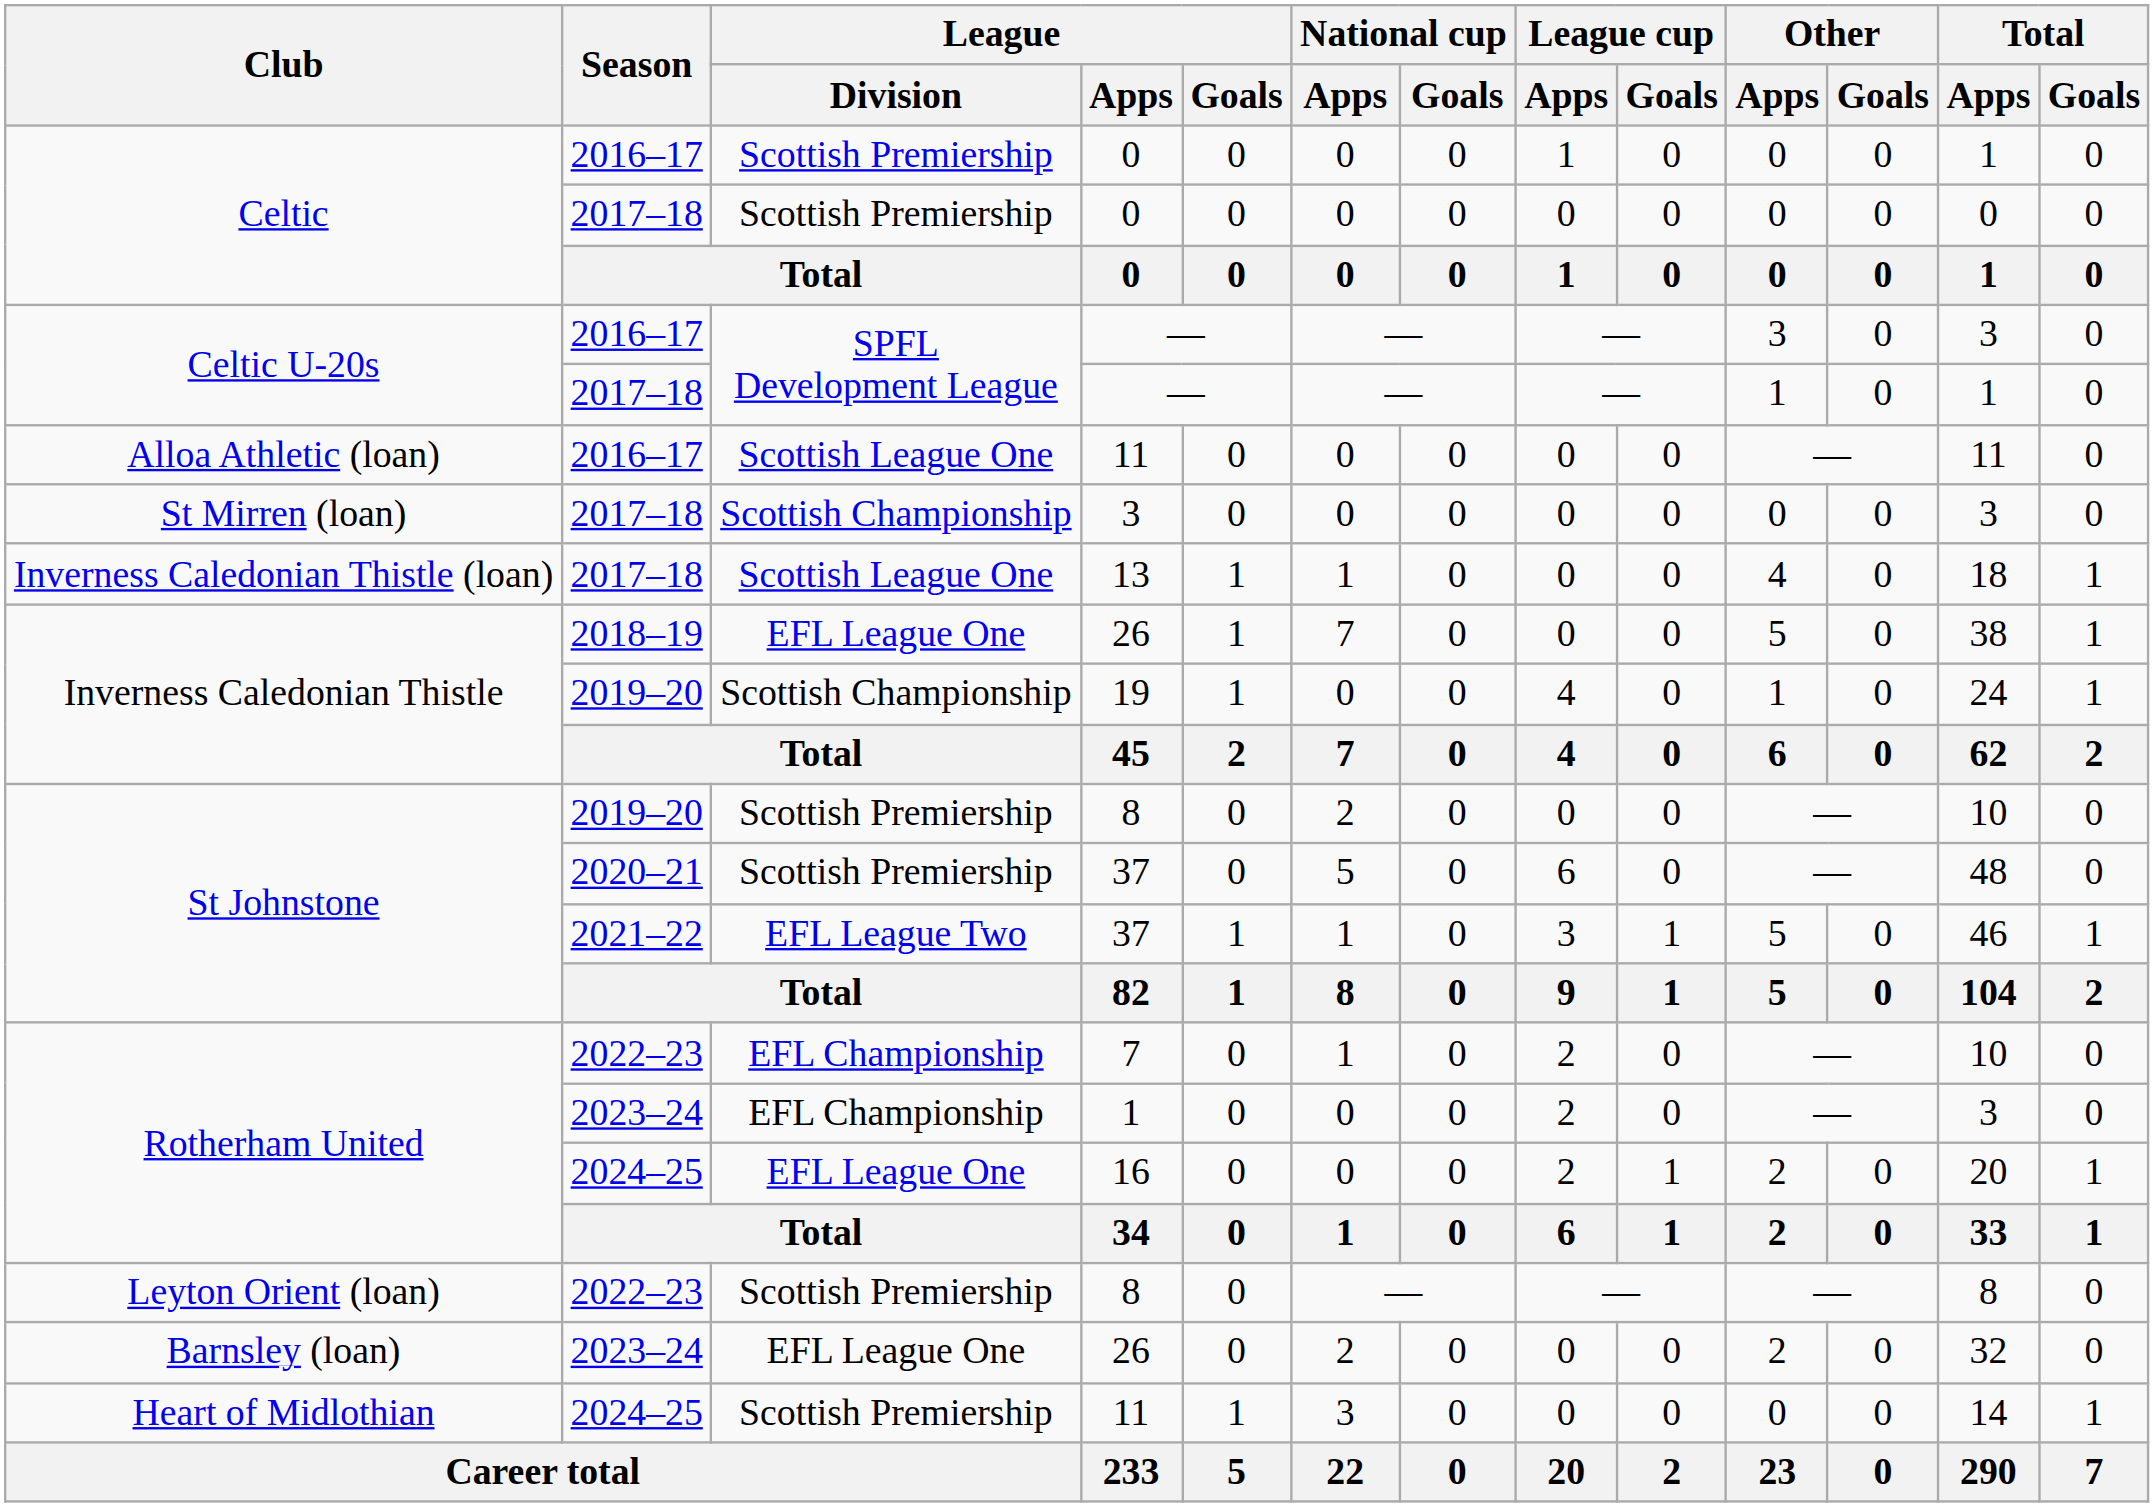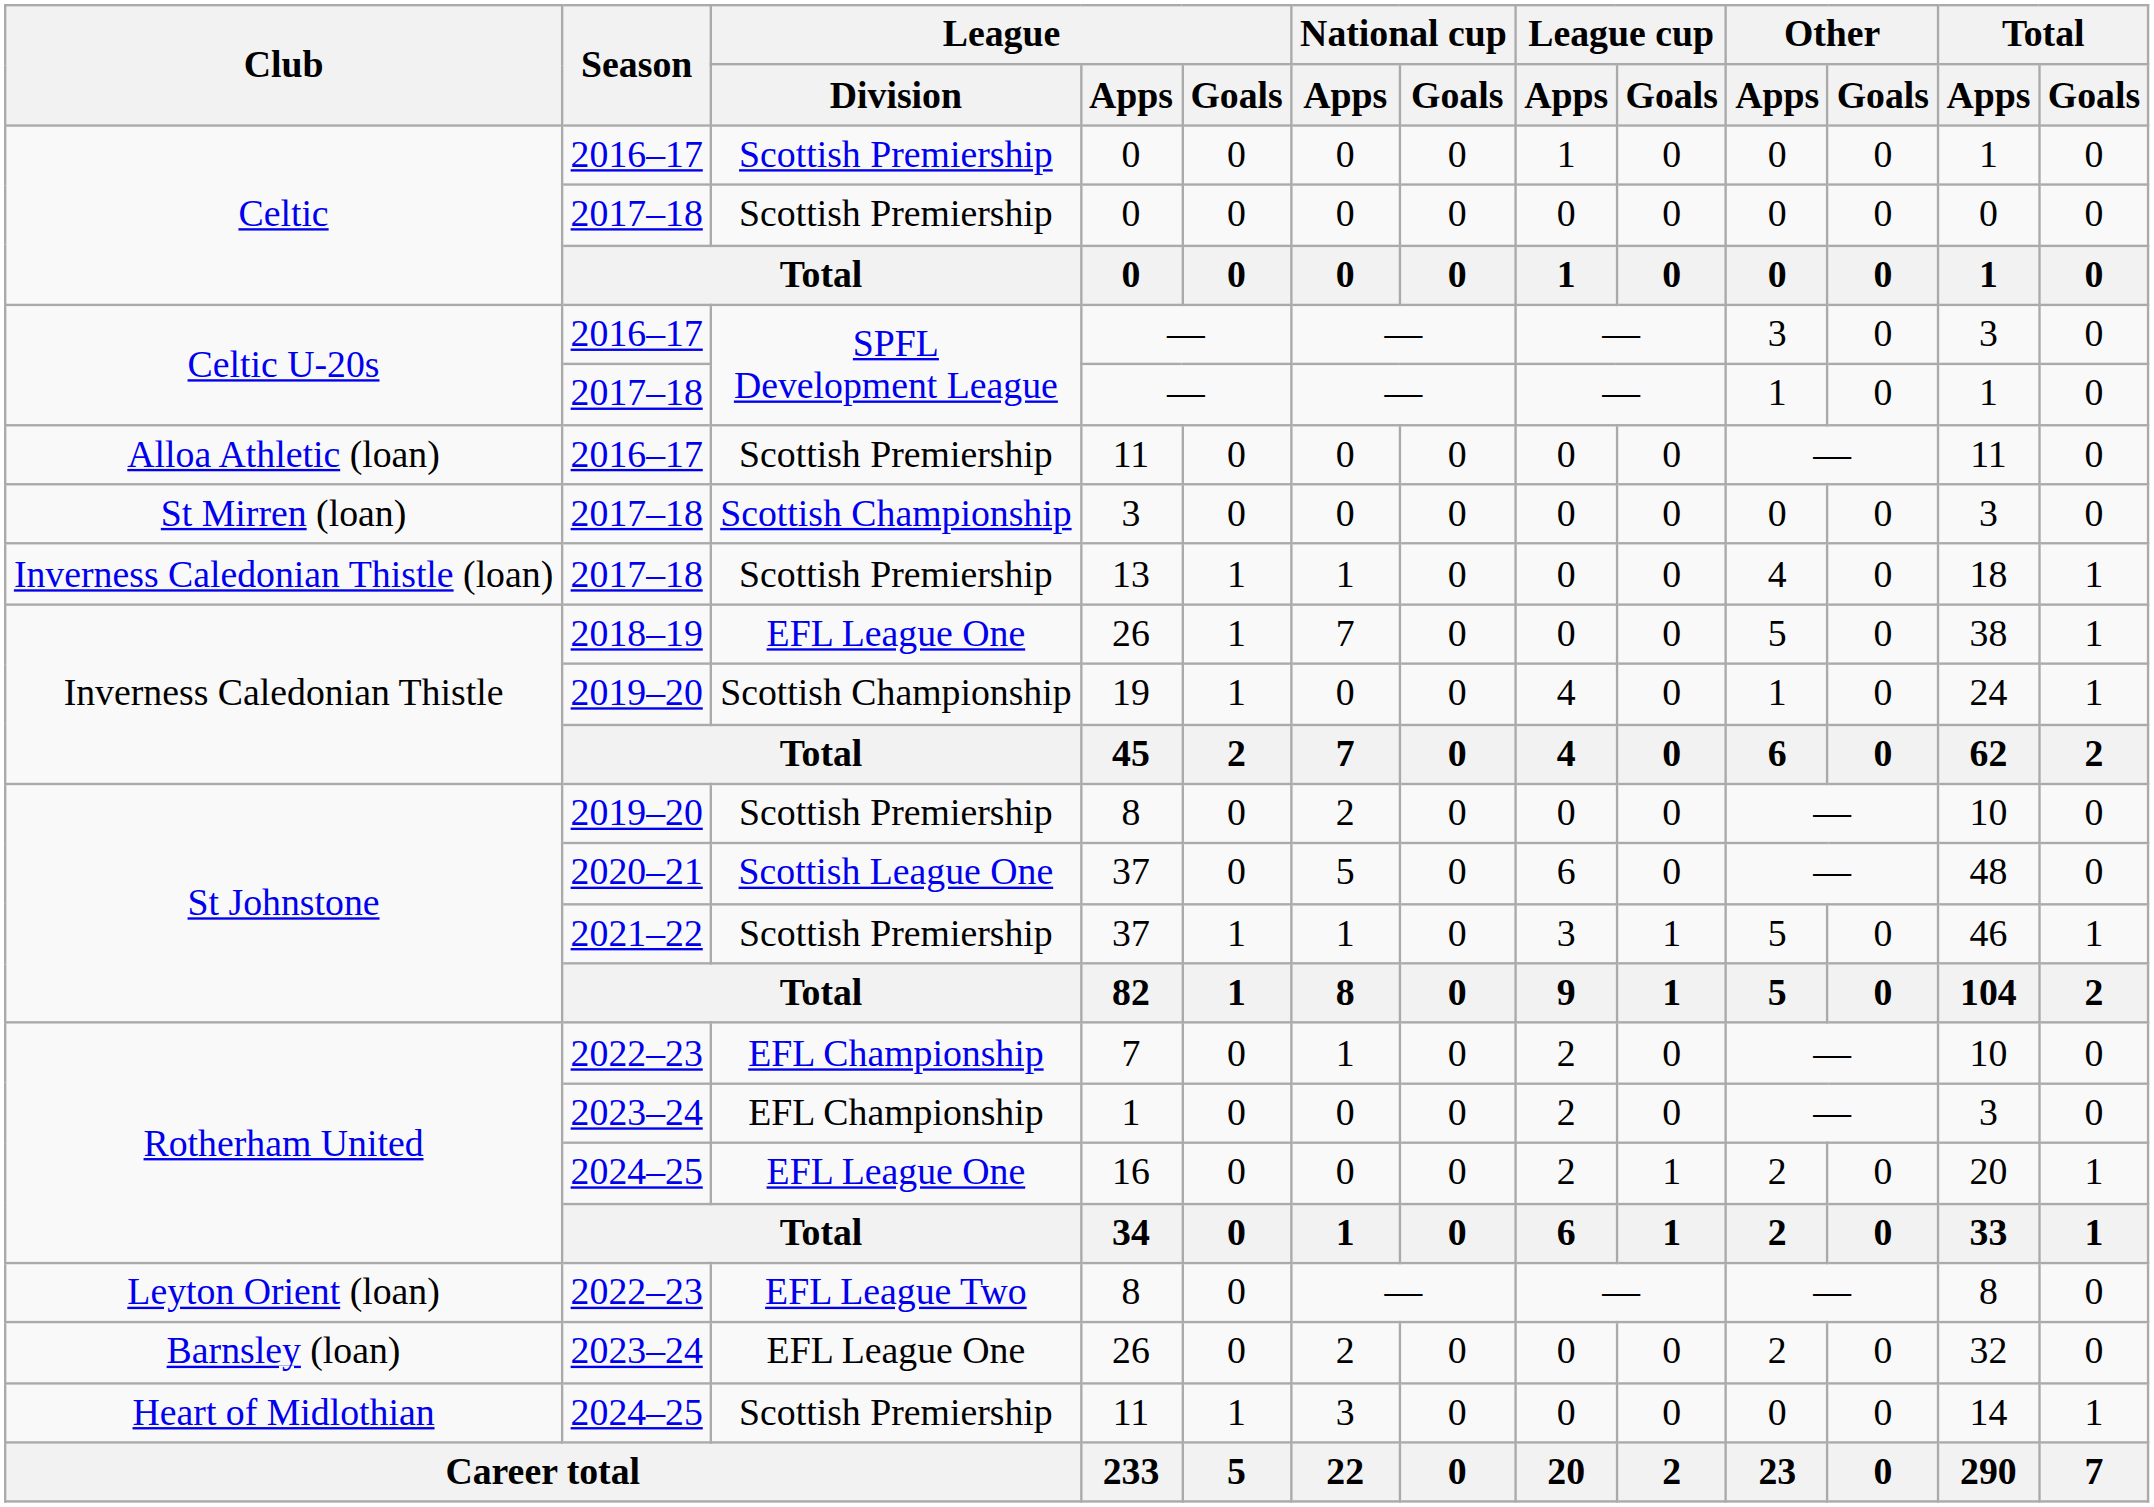(896, 453) Scottish League One -> (896, 453) Scottish Premiership
(896, 573) Scottish League One -> (896, 573) Scottish Premiership
(896, 872) Scottish Premiership -> (896, 872) Scottish League One
(896, 932) EFL League Two -> (896, 932) Scottish Premiership
(896, 1292) Scottish Premiership -> (896, 1292) EFL League Two
